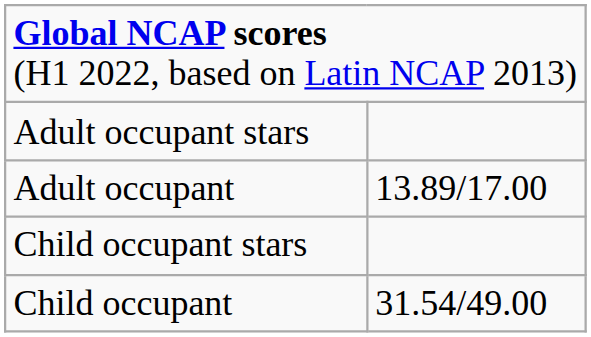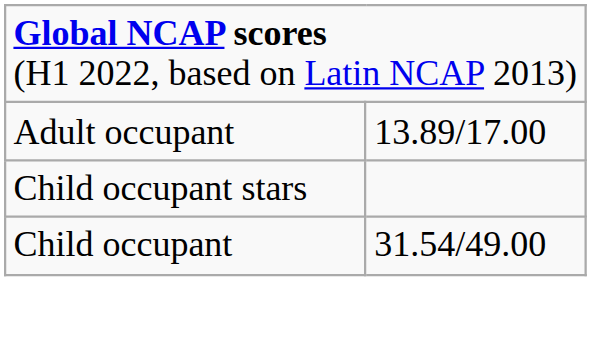- row: (161, 130)
